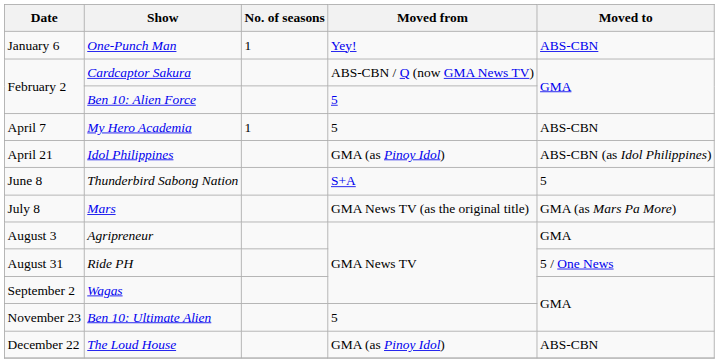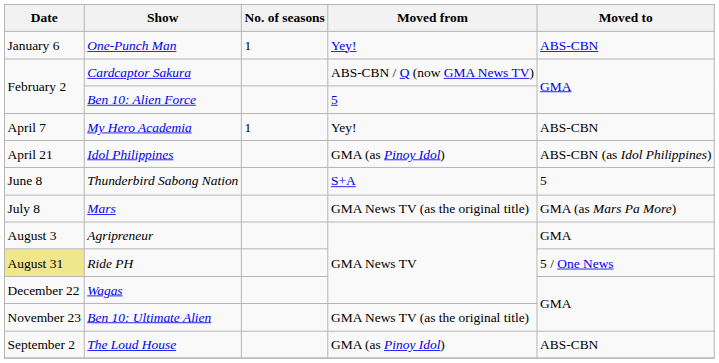(334, 127) 5 -> (344, 127) Yey!
(35, 263) no background -> (35, 263) khaki background
(41, 290) September 2 -> (44, 290) December 22
(334, 317) 5 -> (430, 317) GMA News TV (as the original title)
(44, 344) December 22 -> (41, 344) September 2
